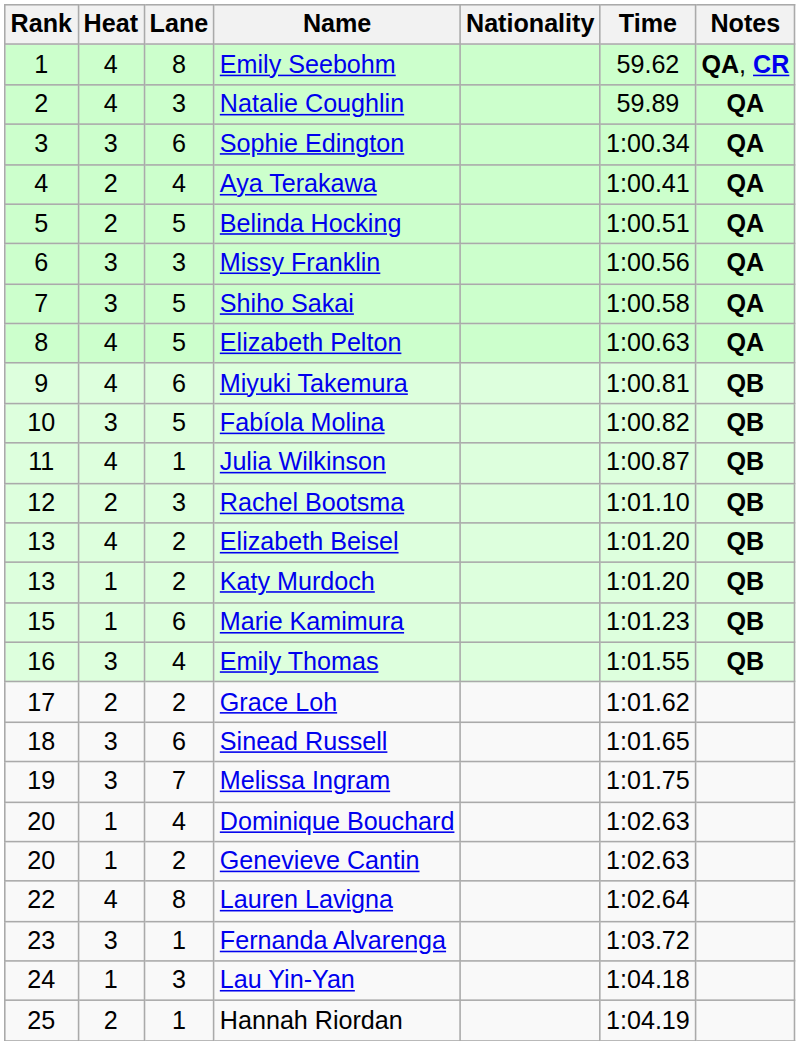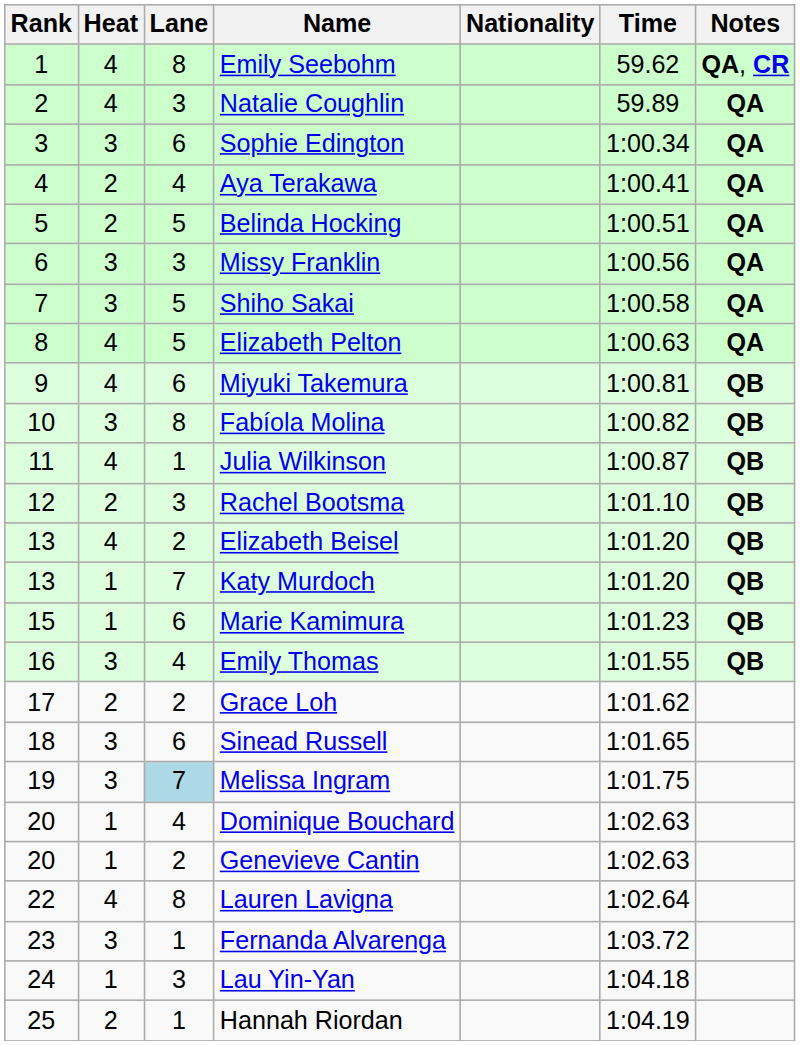(179, 422) 5 -> (179, 422) 8
(179, 582) 2 -> (179, 582) 7
(179, 781) no background -> (179, 781) lightblue background
